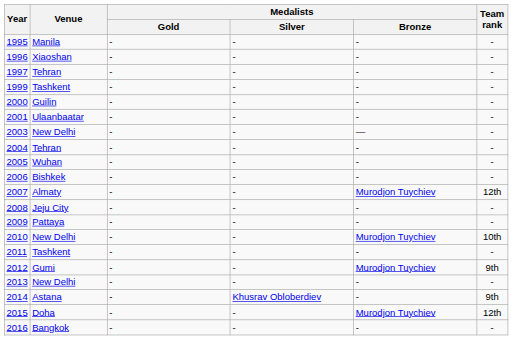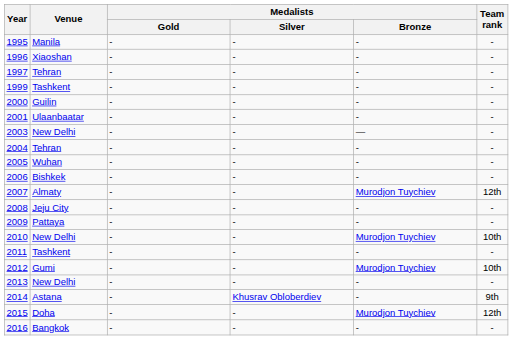(492, 267) 9th -> (492, 267) 10th
